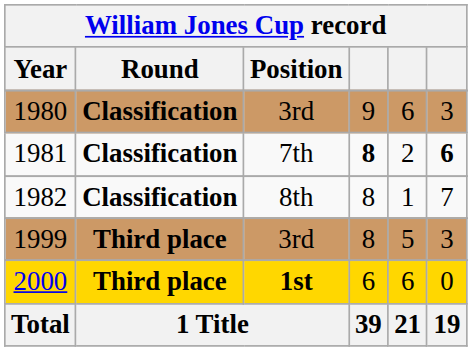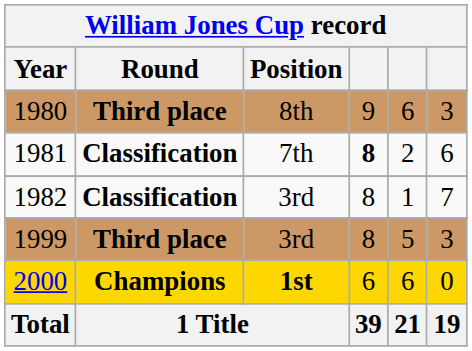(160, 111) Classification -> (160, 111) Third place
(296, 111) 3rd -> (296, 111) 8th
(447, 153) bold -> (447, 153) normal
(296, 196) 8th -> (296, 196) 3rd
(160, 281) Third place -> (160, 281) Champions
